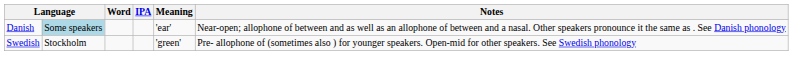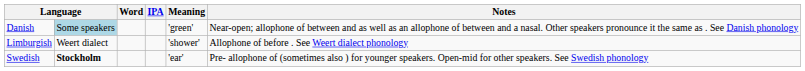(164, 27) 'ear' -> (181, 27) 'green'
+ row: (29, 43)
(65, 43) normal -> (79, 58) bold
(168, 43) 'green' -> (176, 58) 'ear'
